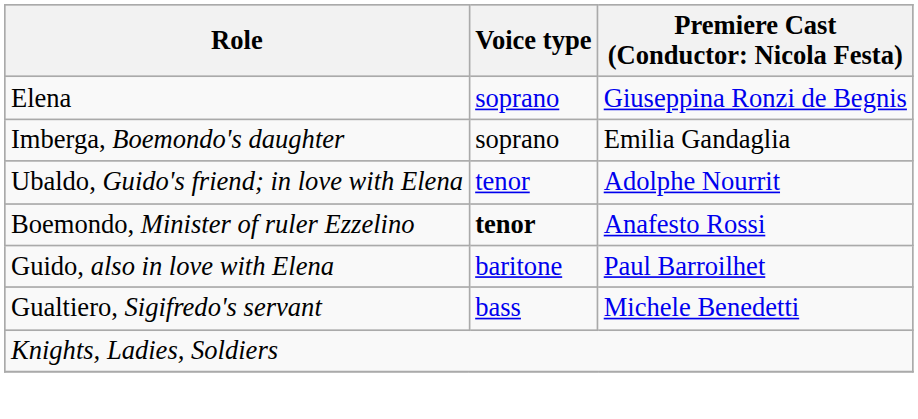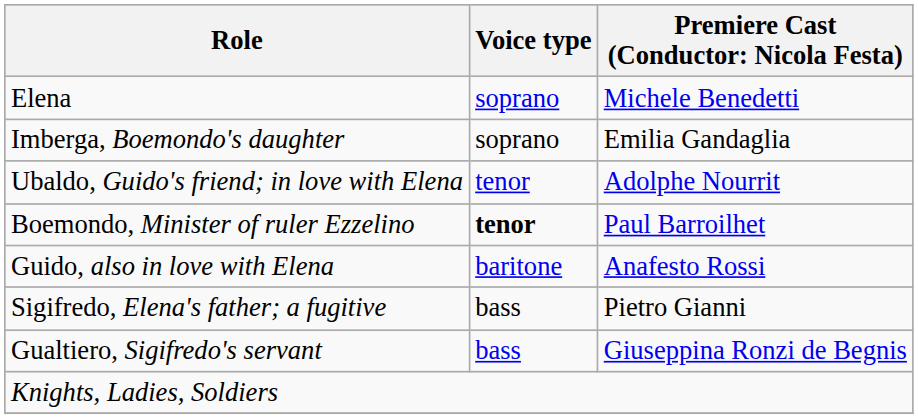(755, 97) Giuseppina Ronzi de Begnis -> (701, 97) Michele Benedetti
(685, 223) Anafesto Rossi -> (684, 223) Paul Barroilhet
(684, 266) Paul Barroilhet -> (685, 266) Anafesto Rossi
+ row: (199, 308)
(701, 308) Michele Benedetti -> (755, 350) Giuseppina Ronzi de Begnis
